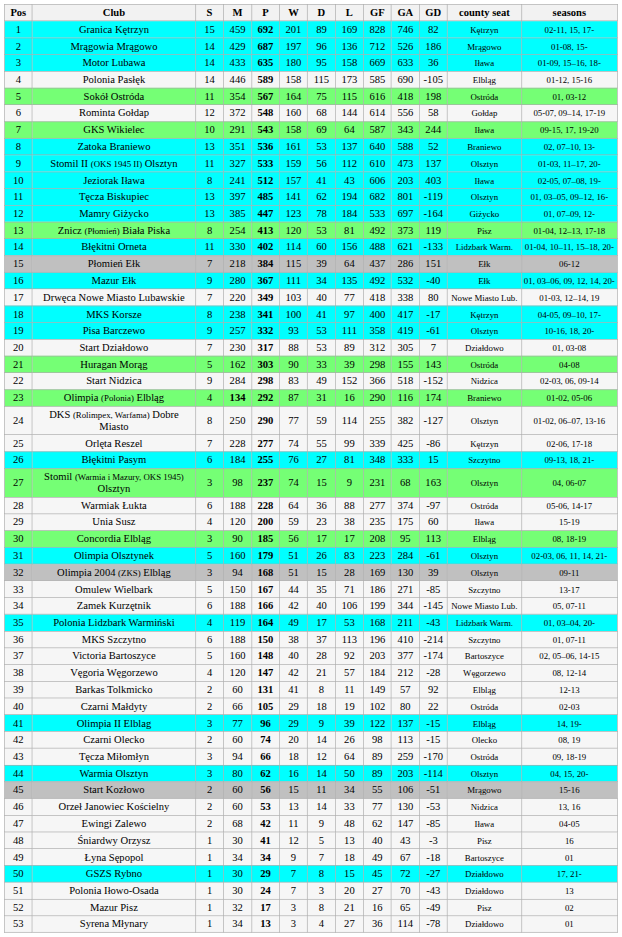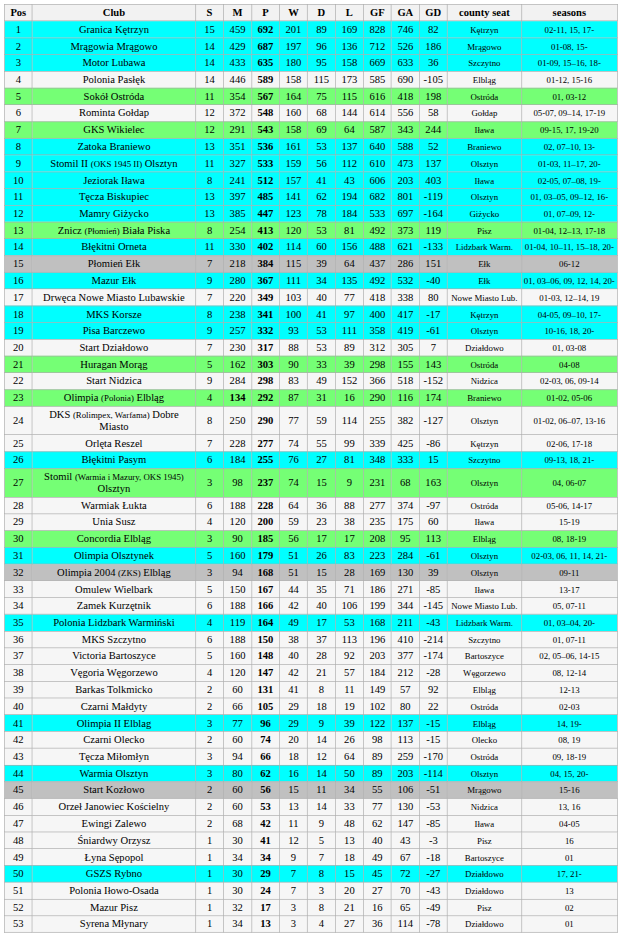(484, 63) Iława -> (484, 63) Szczytno
(210, 130) 10 -> (210, 130) 12
(484, 589) Szczytno -> (484, 589) Iława
